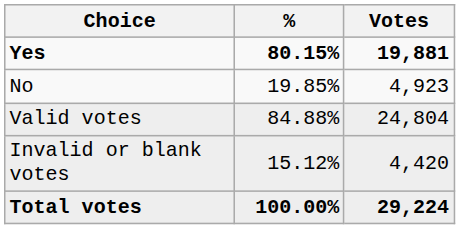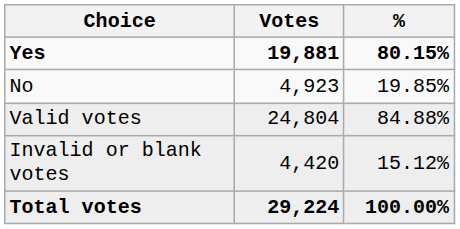columns swapped: (399, 21) <-> (289, 21)
